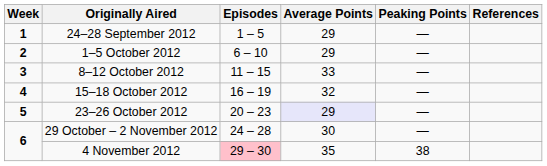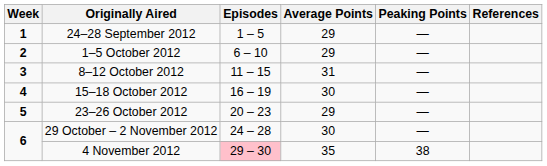(328, 72) 33 -> (328, 72) 31
(328, 92) 32 -> (328, 92) 30
(328, 111) lavender background -> (328, 111) no background
